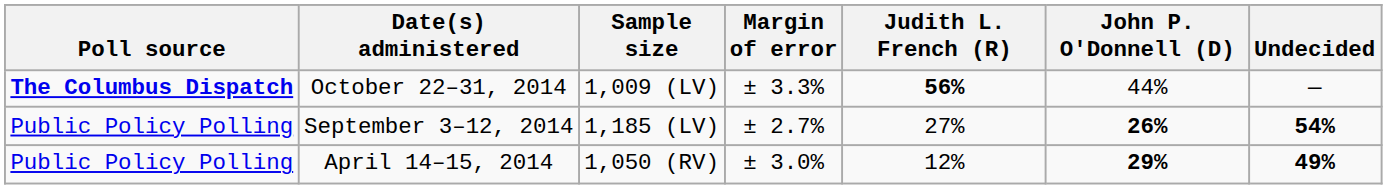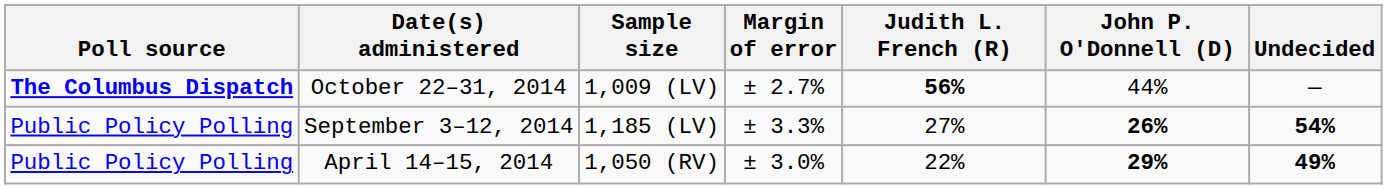(784, 88) ± 3.3% -> (784, 88) ± 2.7%
(784, 126) ± 2.7% -> (784, 126) ± 3.3%
(944, 164) 12% -> (944, 164) 22%
